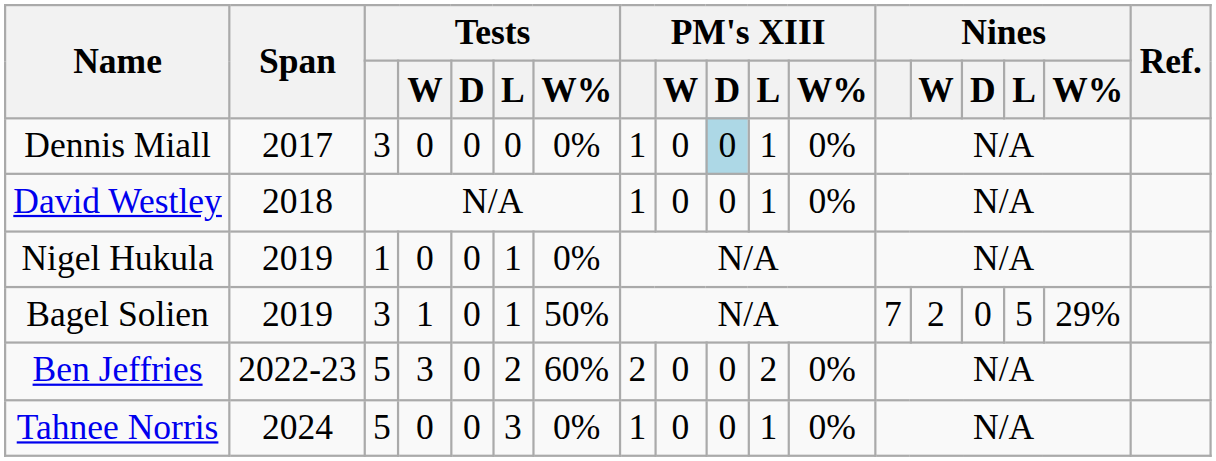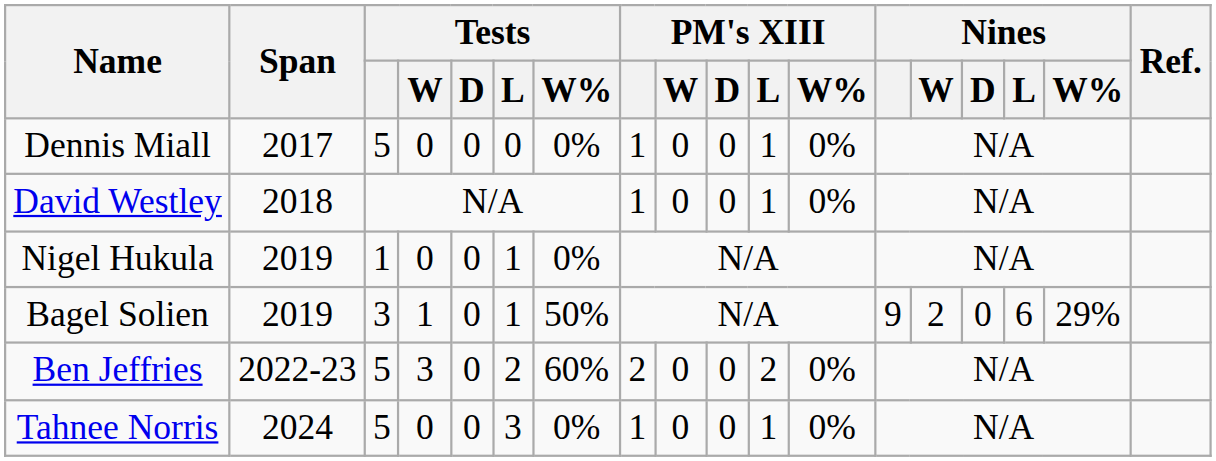(382, 145) 3 -> (382, 145) 5
(727, 145) lightblue background -> (727, 145) no background
(893, 314) 7 -> (893, 314) 9
(1024, 314) 5 -> (1024, 314) 6
